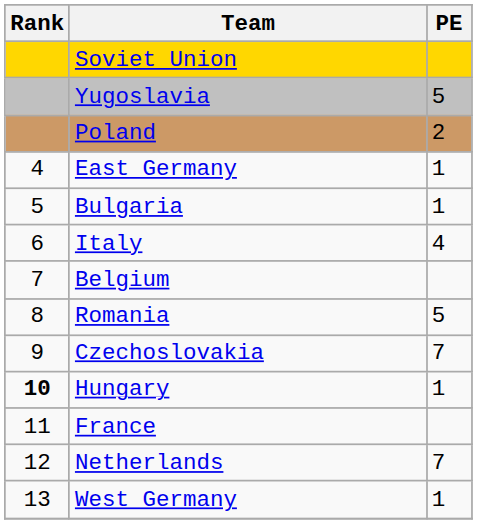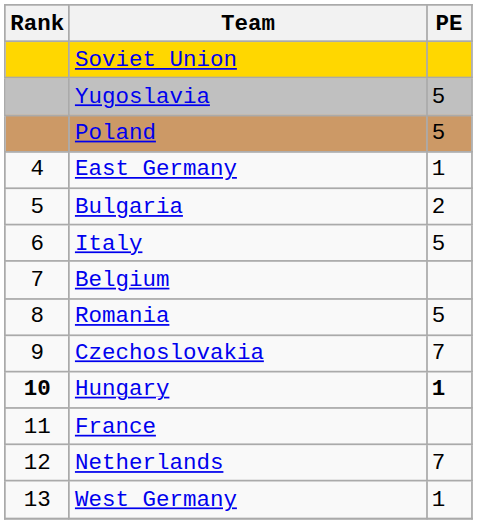(438, 133) 2 -> (438, 133) 5
(438, 206) 1 -> (438, 206) 2
(438, 243) 4 -> (438, 243) 5
(438, 390) normal -> (438, 390) bold
